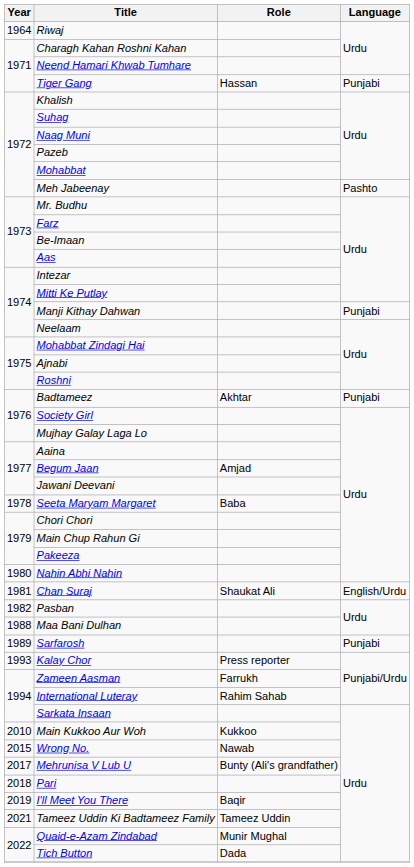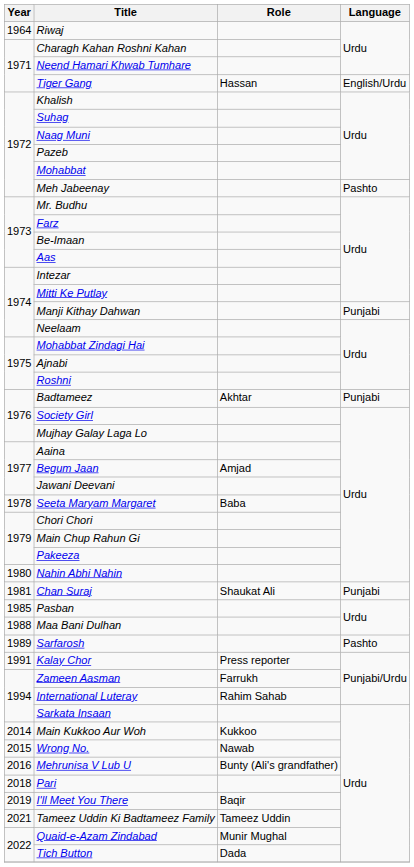(361, 83) Punjabi -> (375, 83) English/Urdu
(375, 591) English/Urdu -> (361, 591) Punjabi
(19, 608) 1982 -> (19, 608) 1985
(361, 643) Punjabi -> (360, 643) Pashto
(19, 661) 1993 -> (19, 661) 1991
(19, 731) 2010 -> (19, 731) 2014
(19, 766) 2017 -> (19, 766) 2016
